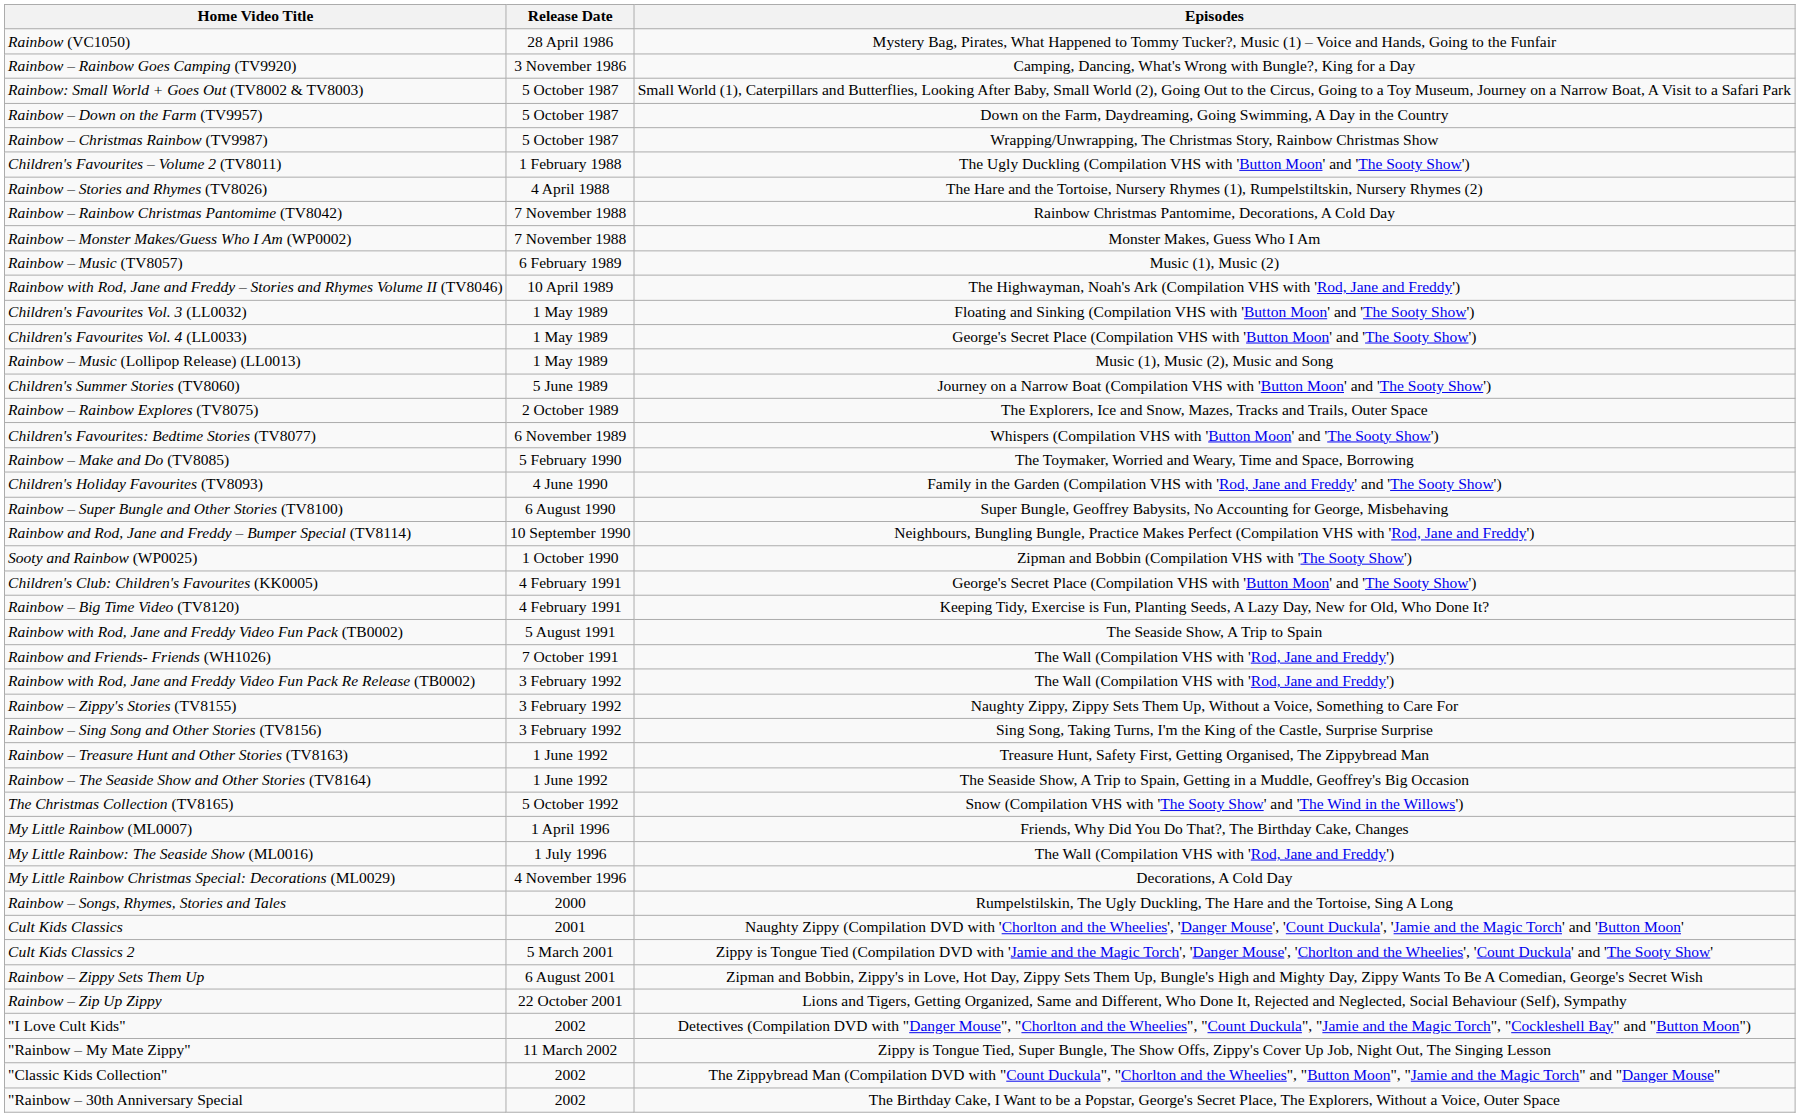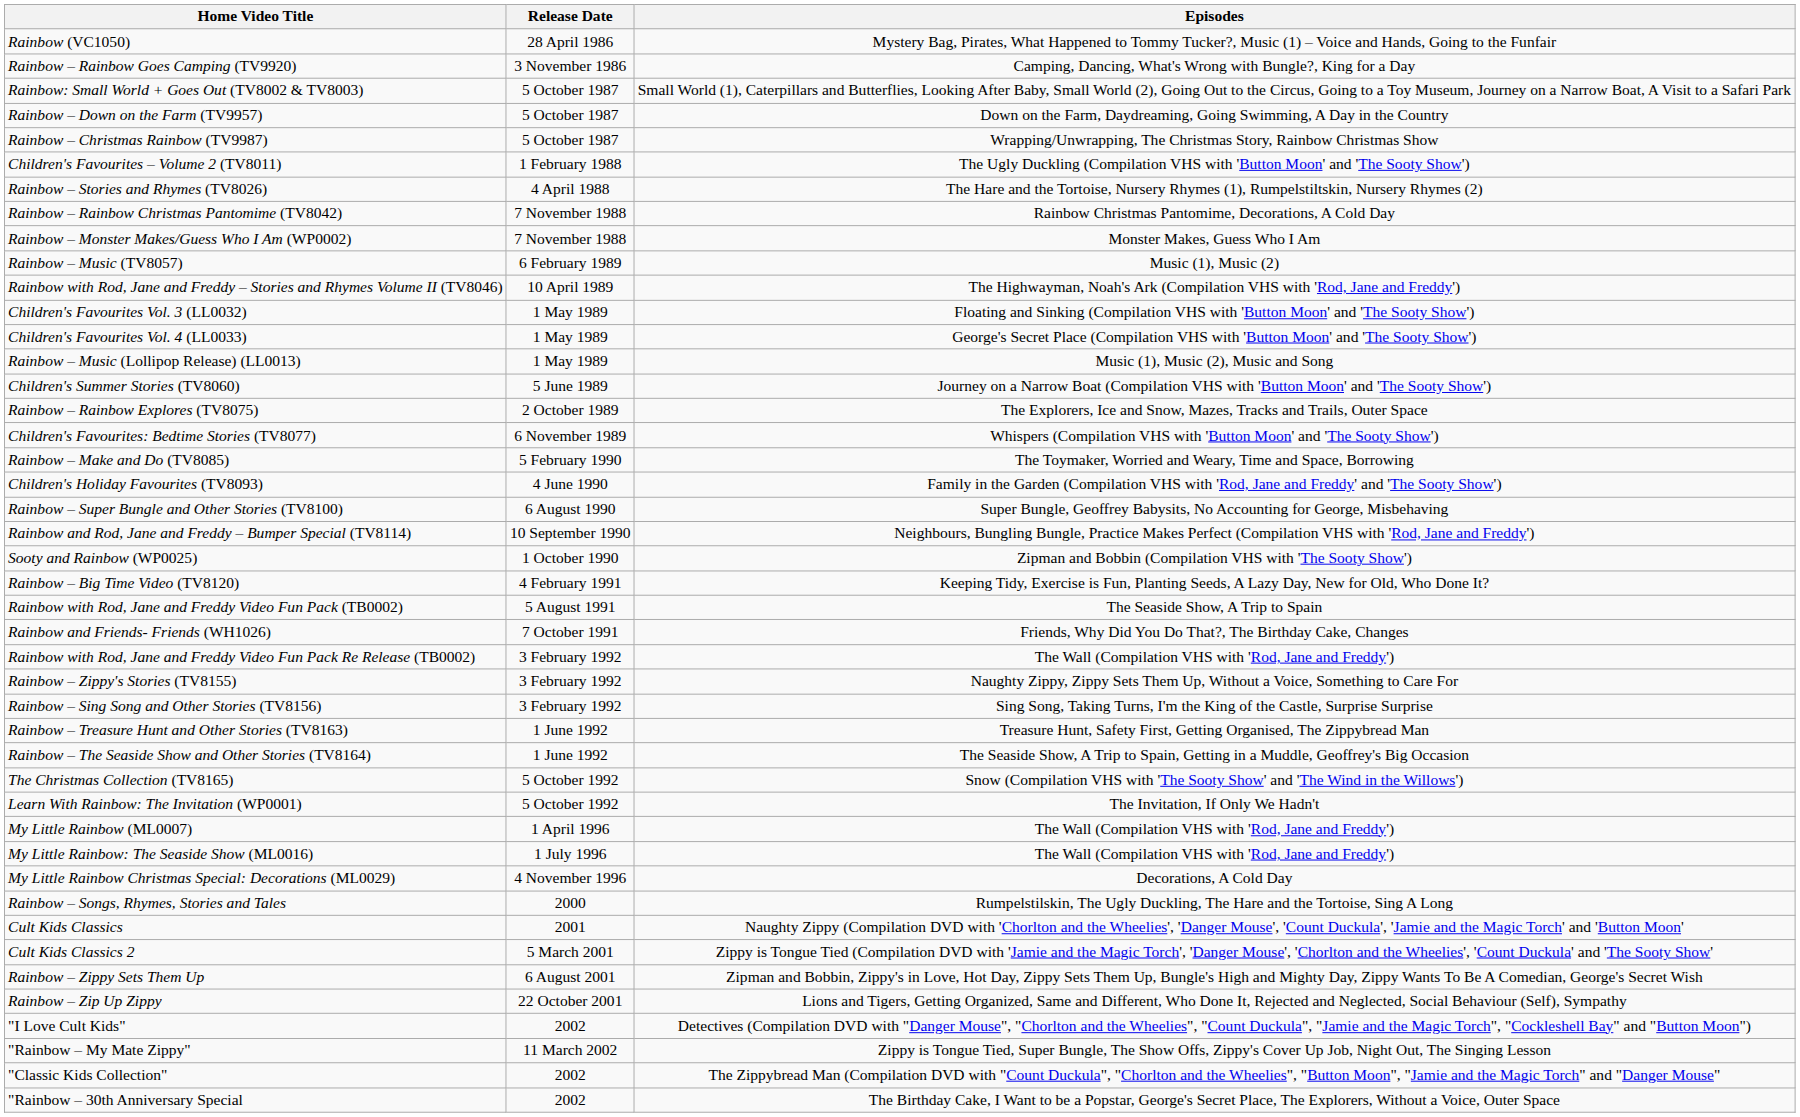- row: (163, 582)
(1214, 656) The Wall (Compilation VHS with 'Rod, Jane and Freddy') -> (1214, 632) Friends, Why Did You Do That?, The Birthday Cake, Changes
+ row: (155, 804)
(1214, 829) Friends, Why Did You Do That?, The Birthday Cake, Changes -> (1214, 829) The Wall (Compilation VHS with 'Rod, Jane and Freddy')
